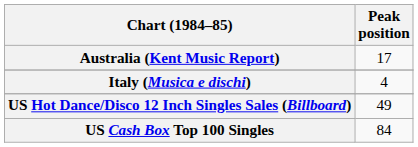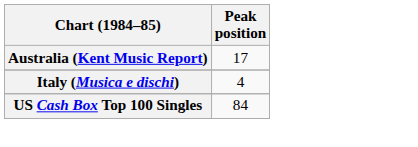- row: (180, 105)
